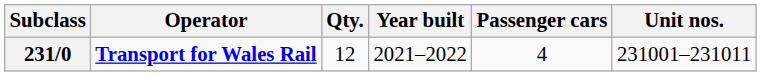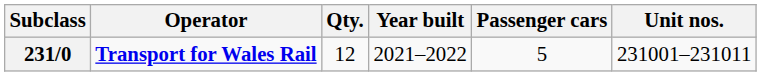(542, 53) 4 -> (542, 53) 5
